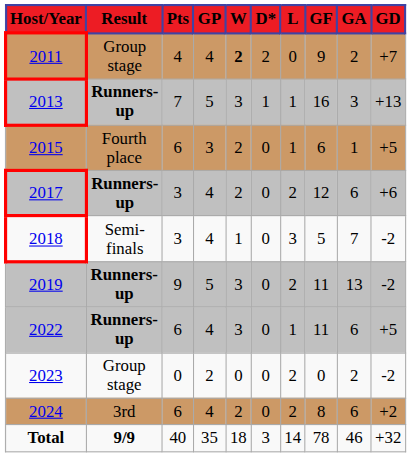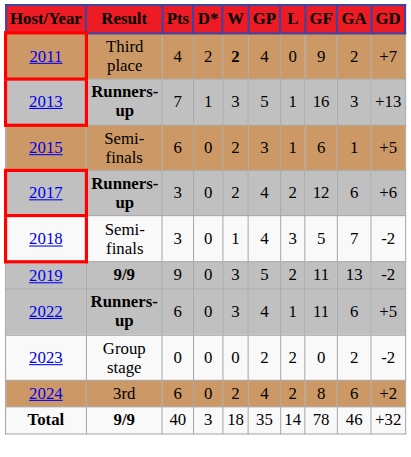columns swapped: (209, 19) <-> (266, 19)
(125, 56) Group stage -> (125, 56) Third place
(124, 147) Fourth place -> (124, 147) Semi-finals
(124, 284) Runners-up -> (124, 275) 9/9
